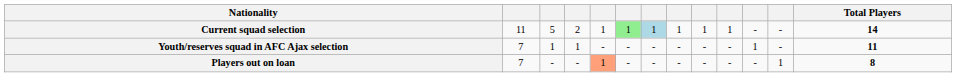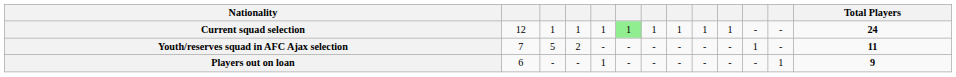(521, 29) 11 -> (521, 29) 12
(552, 29) 5 -> (553, 29) 1
(578, 29) 2 -> (578, 29) 1
(654, 29) lightblue background -> (654, 29) no background
(872, 29) 14 -> (873, 29) 24
(552, 46) 1 -> (553, 46) 5
(578, 46) 1 -> (578, 46) 2
(521, 62) 7 -> (521, 62) 6
(603, 62) lightsalmon background -> (603, 62) no background
(872, 62) 8 -> (873, 62) 9
